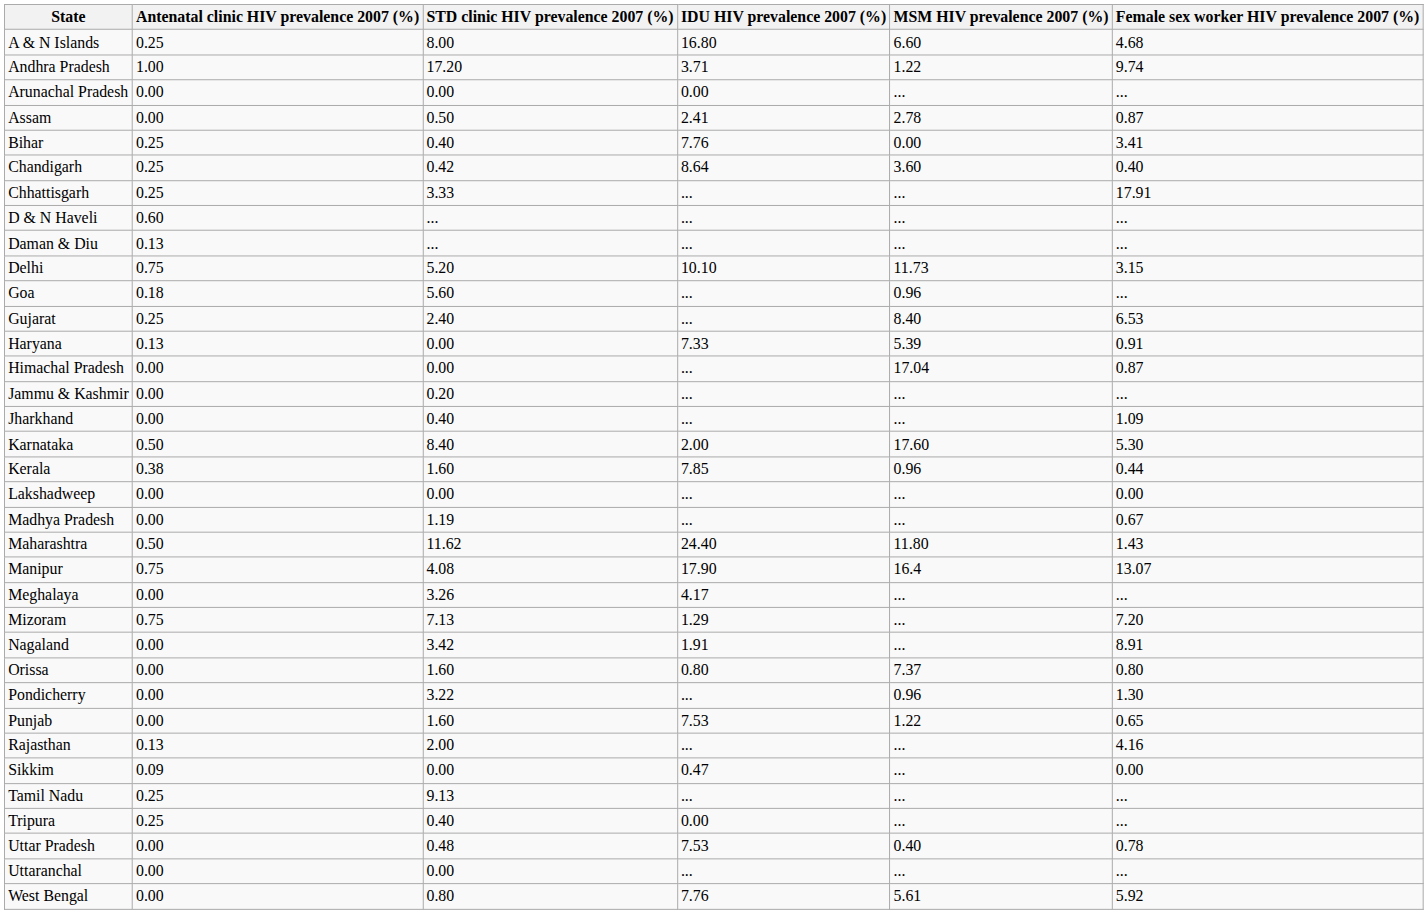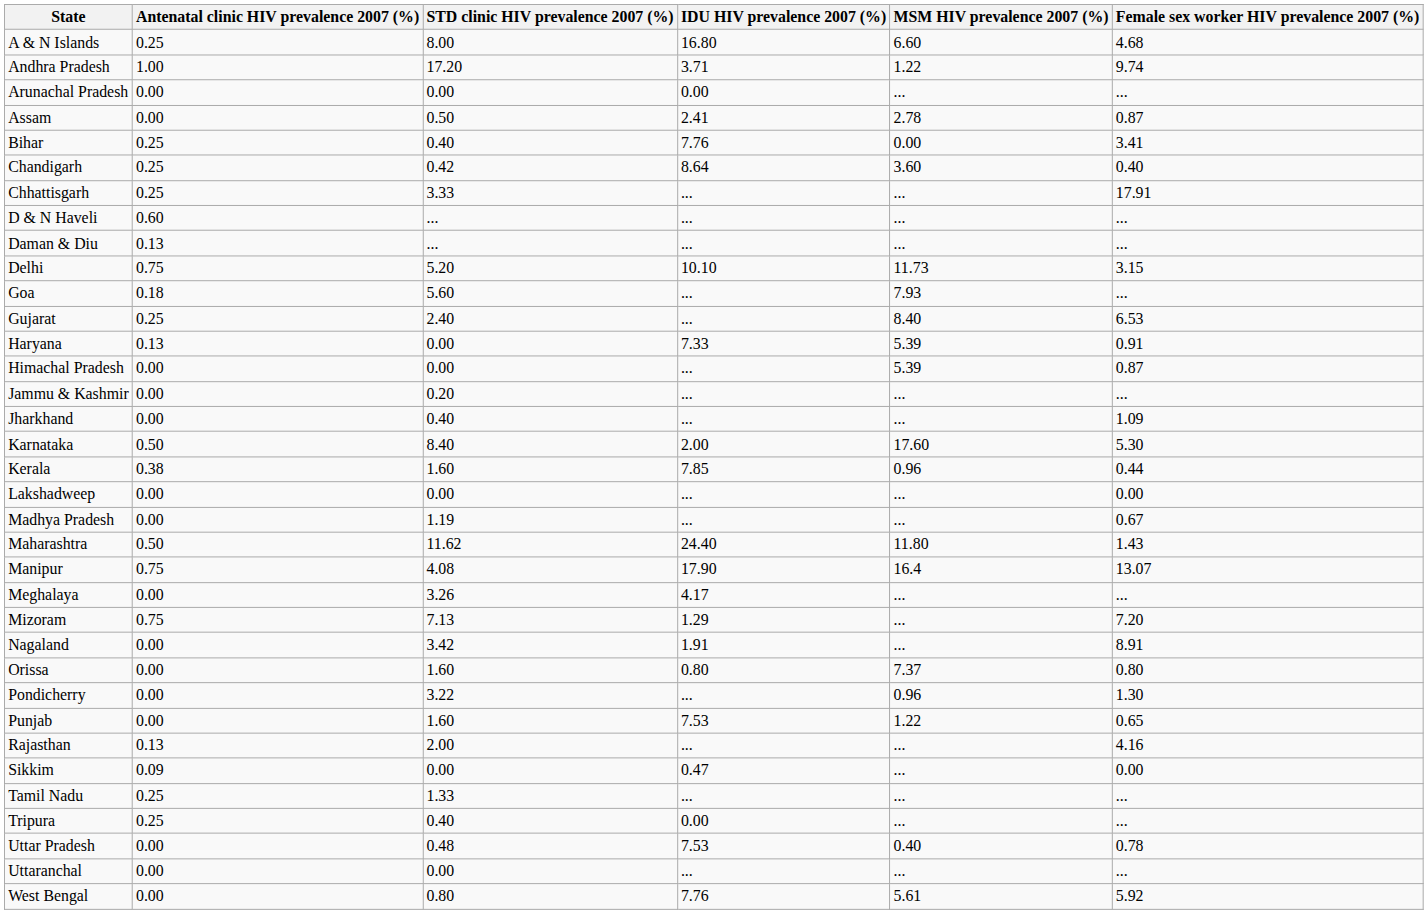(907, 293) 0.96 -> (907, 293) 7.93
(911, 368) 17.04 -> (907, 368) 5.39
(440, 795) 9.13 -> (440, 795) 1.33
